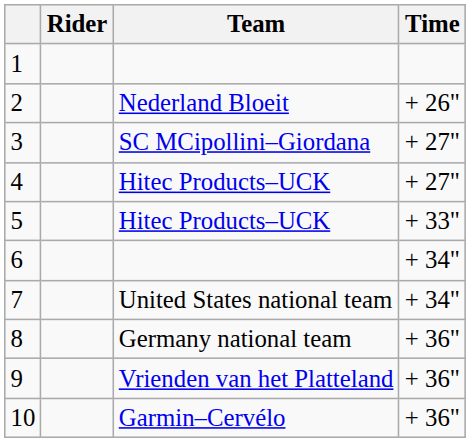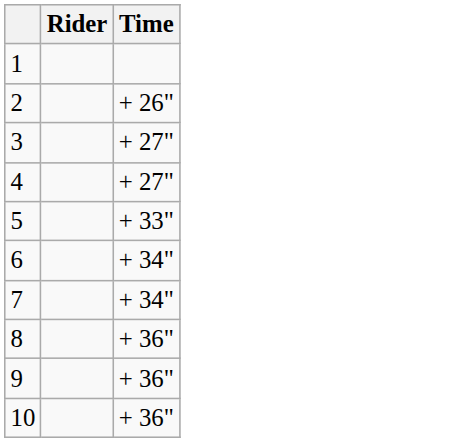- column: (256, 24)
